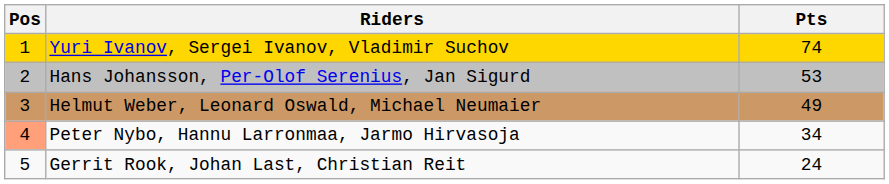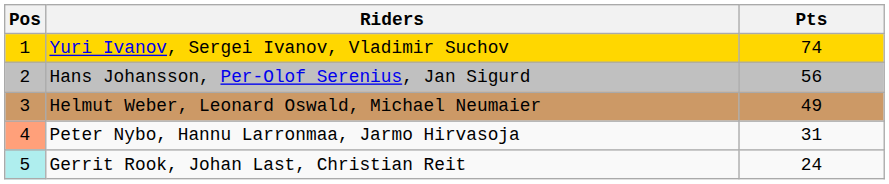(811, 77) 53 -> (811, 77) 56
(811, 135) 34 -> (811, 135) 31
(25, 164) no background -> (25, 164) paleturquoise background
